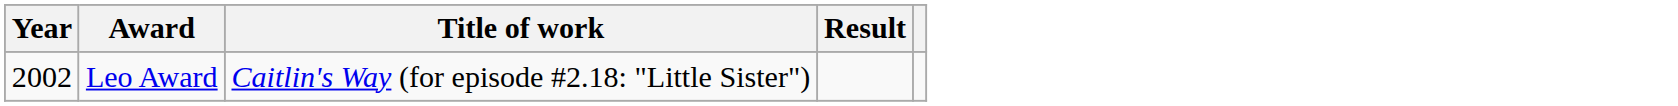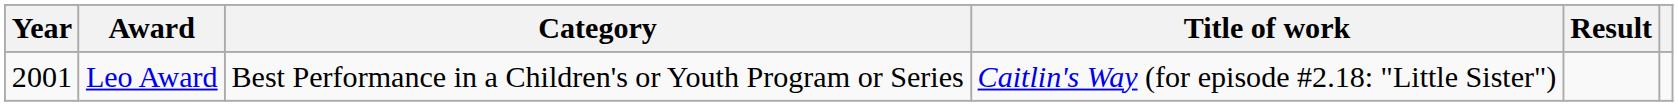+ column: (598, 28)
(42, 76) 2002 -> (42, 76) 2001
